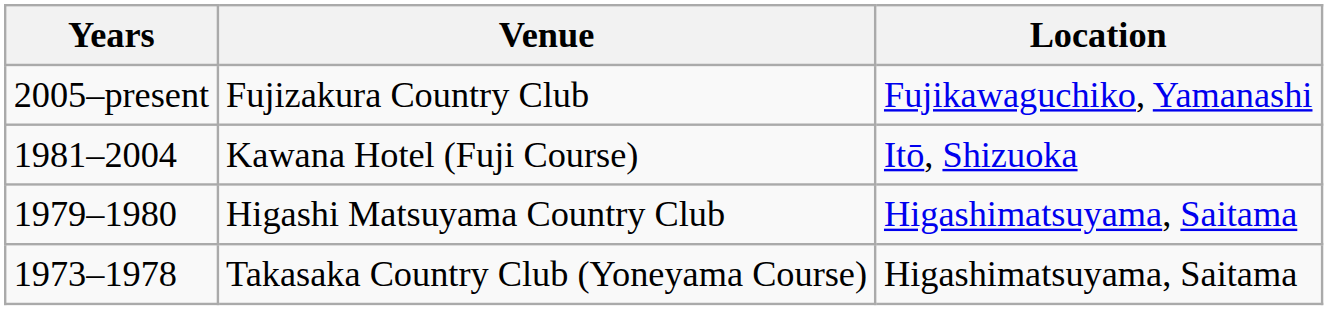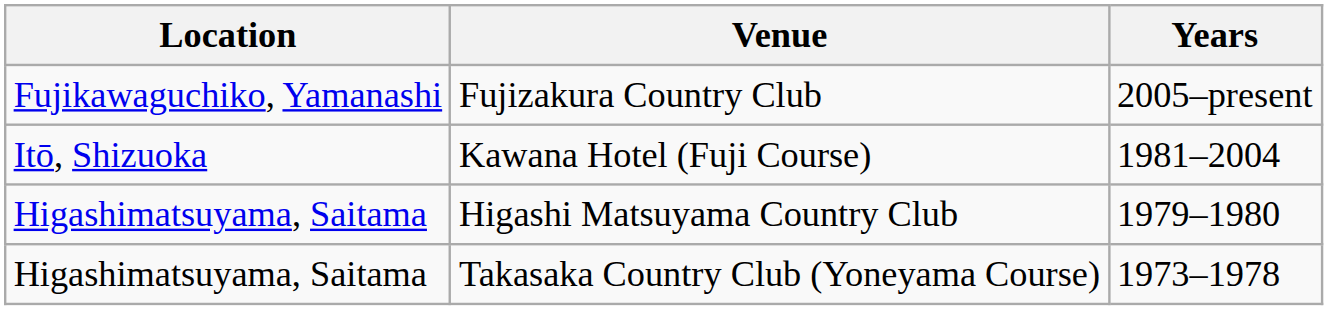columns swapped: (111, 34) <-> (1098, 34)
